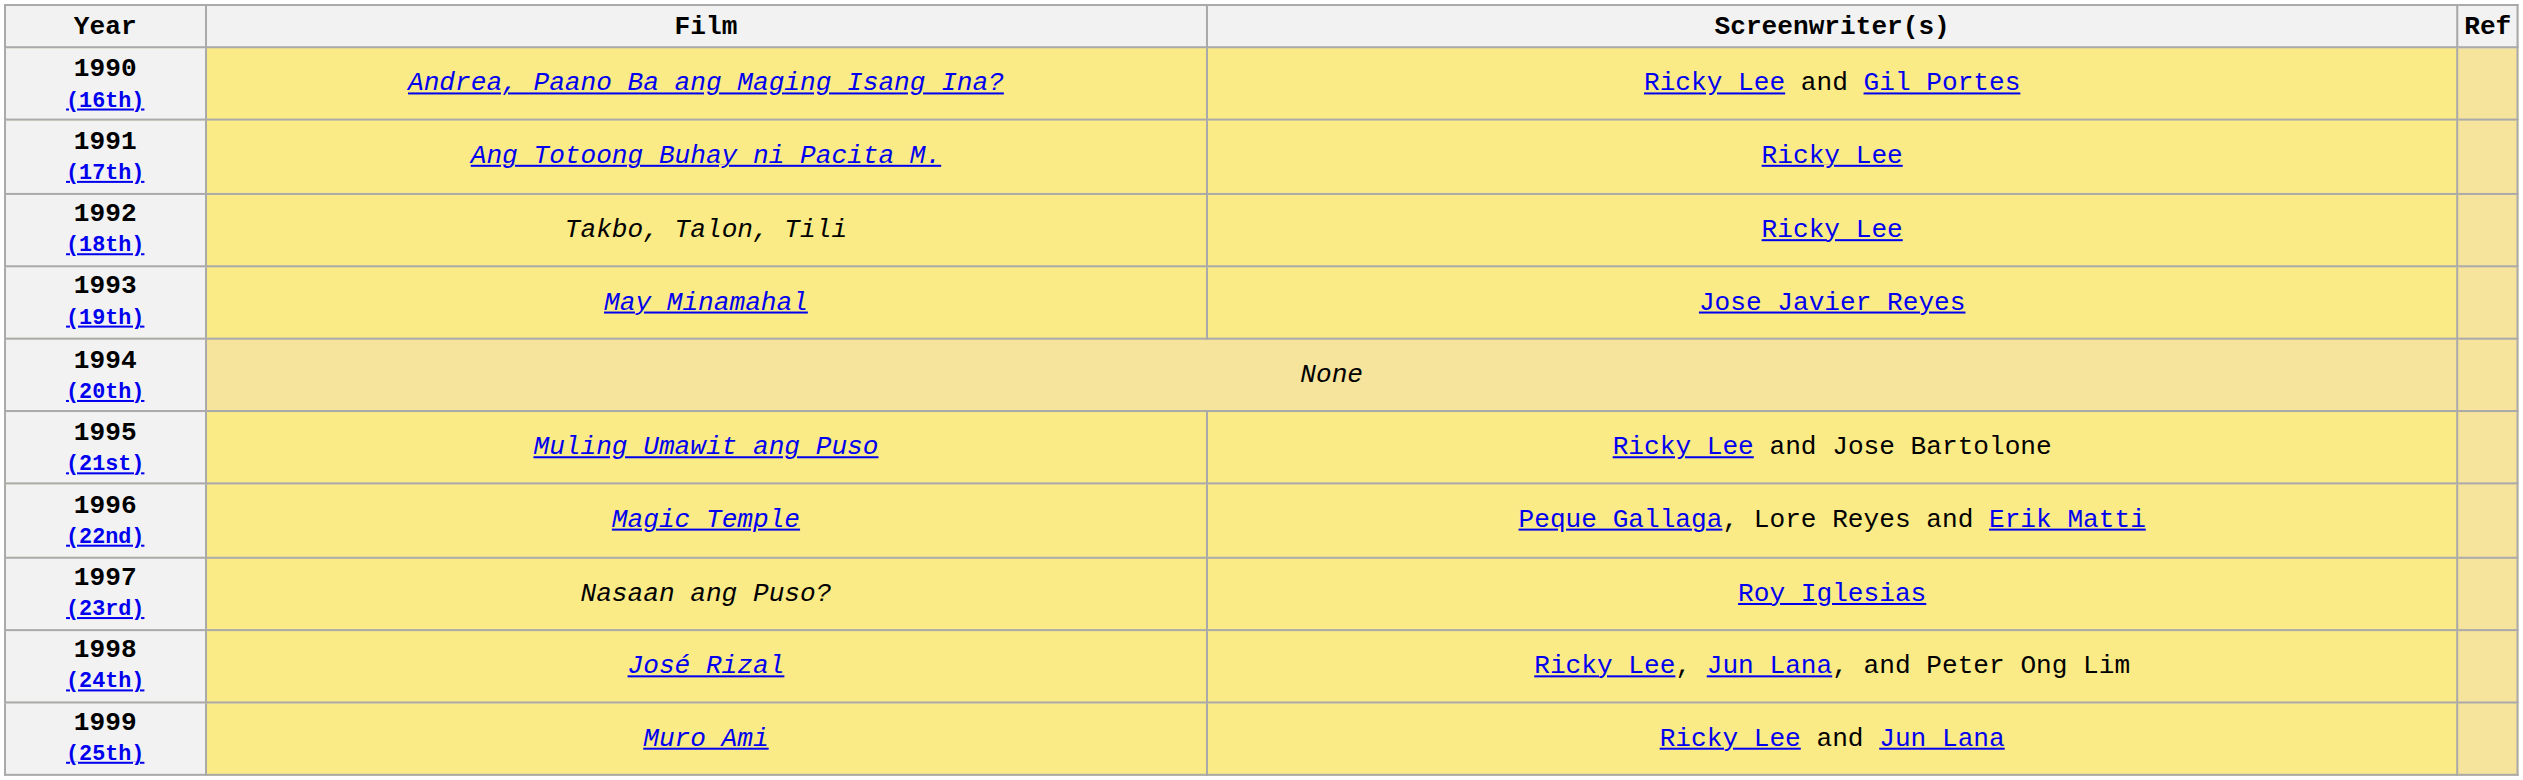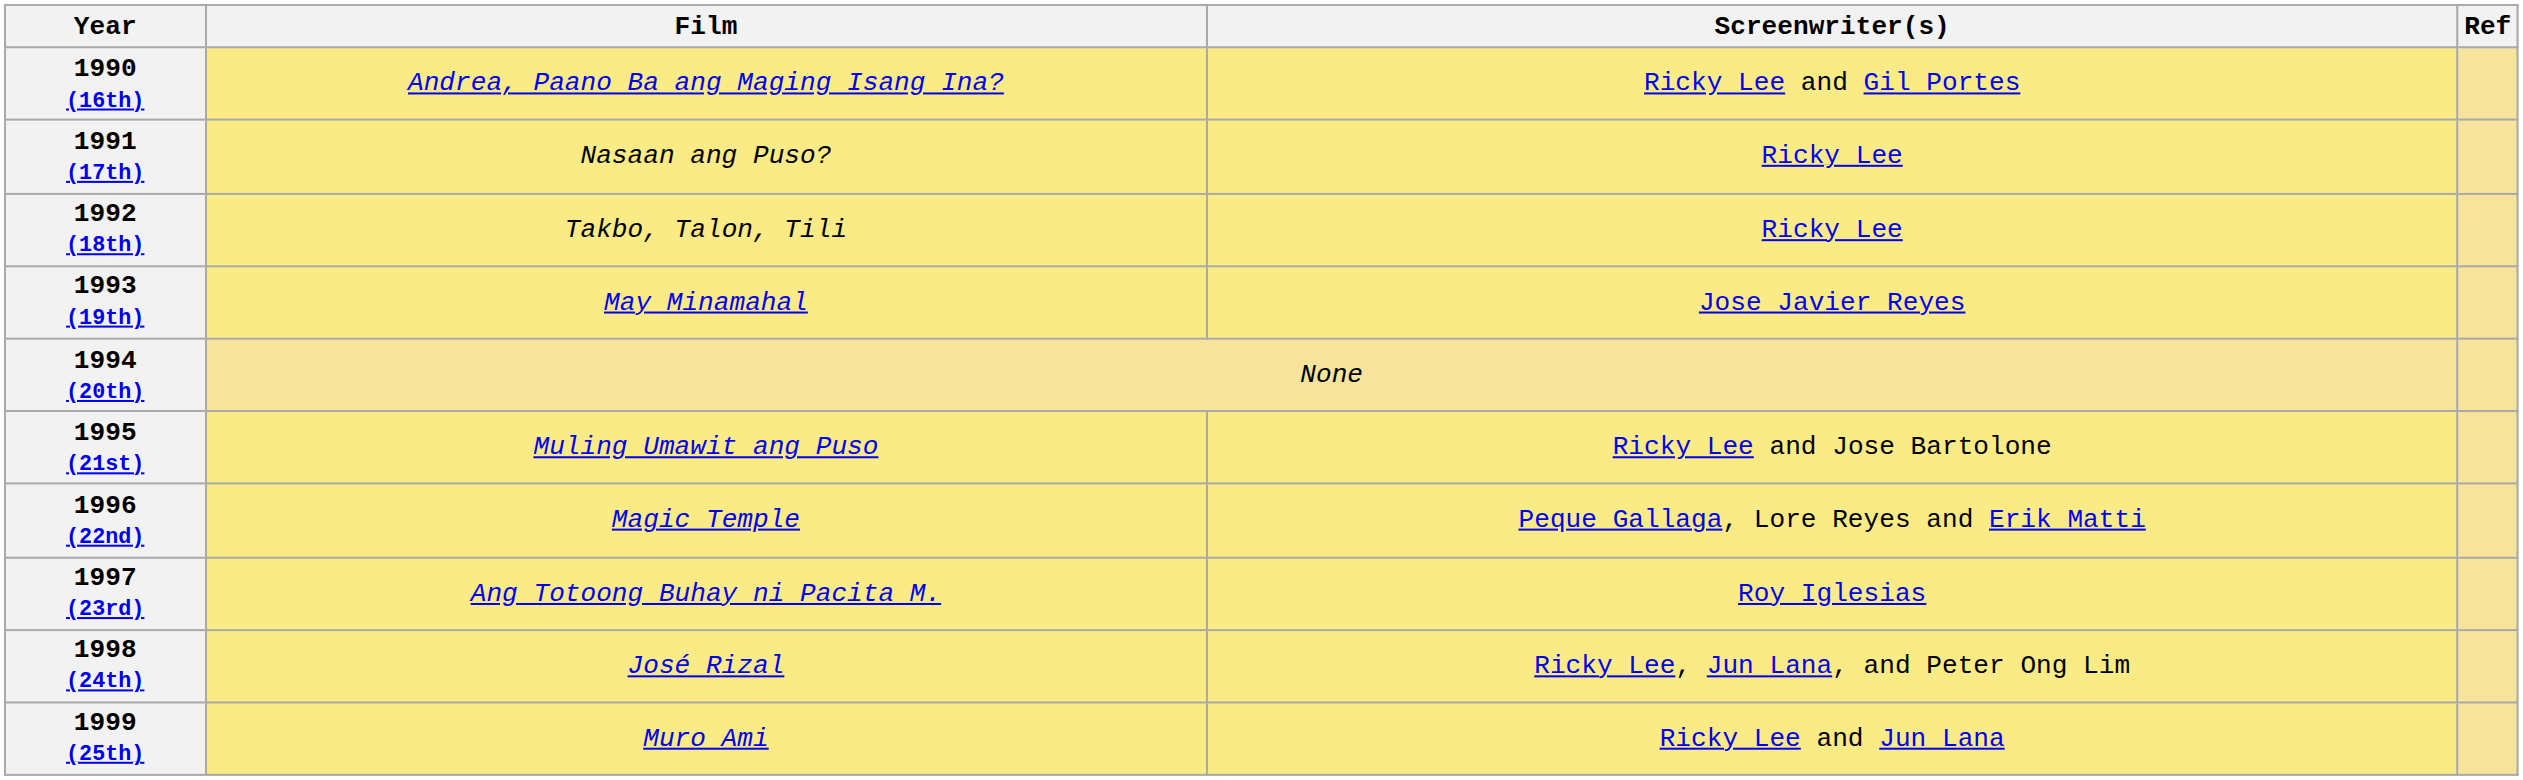(706, 157) Ang Totoong Buhay ni Pacita M. -> (706, 157) Nasaan ang Puso?
(706, 593) Nasaan ang Puso? -> (706, 593) Ang Totoong Buhay ni Pacita M.
